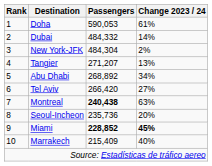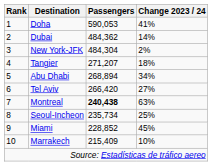(147, 24) 61% -> (147, 24) 41%
(103, 37) 484,332 -> (103, 37) 484,362
(147, 63) 13% -> (147, 63) 18%
(103, 76) 268,892 -> (103, 76) 268,894
(103, 115) 235,736 -> (103, 115) 235,734
(147, 115) 20% -> (147, 115) 25%
(103, 128) bold -> (103, 128) normal
(147, 128) bold -> (147, 128) normal
(147, 141) 40% -> (147, 141) 10%
